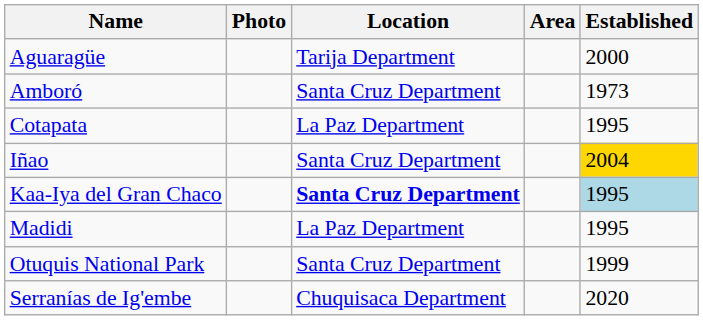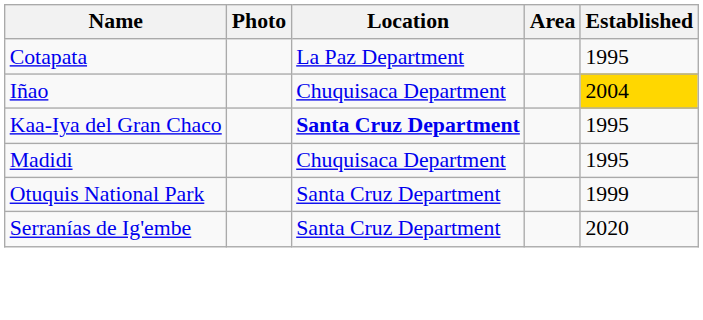- row: (57, 56)
- row: (46, 90)
(398, 159) Santa Cruz Department -> (401, 90) Chuquisaca Department
(607, 194) lightblue background -> (607, 125) no background
(380, 228) La Paz Department -> (401, 159) Chuquisaca Department
(401, 297) Chuquisaca Department -> (398, 228) Santa Cruz Department
